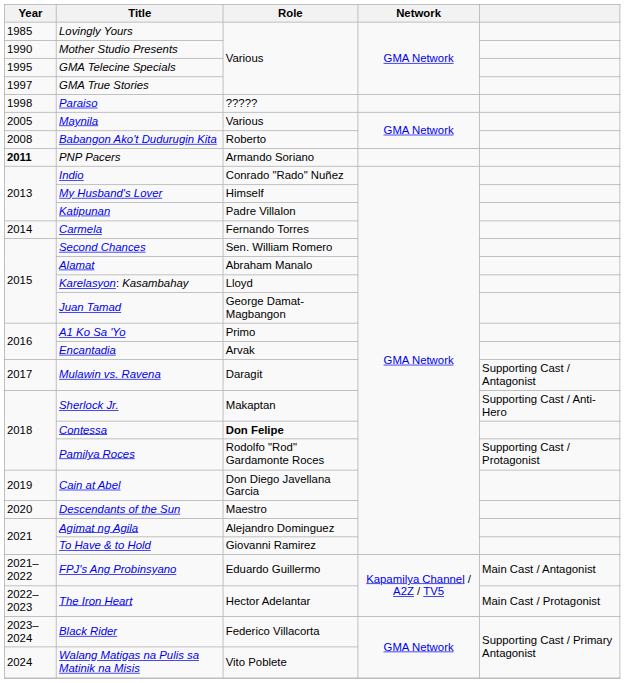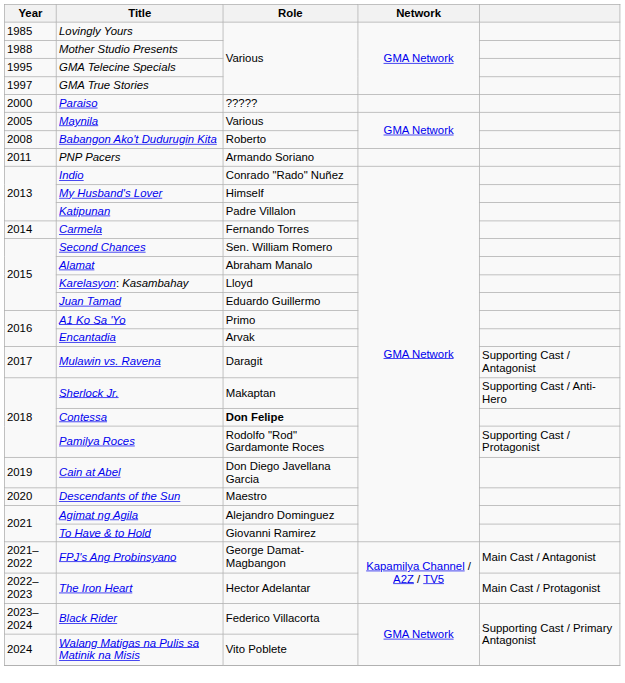(20, 49) 1990 -> (20, 49) 1988
(20, 103) 1998 -> (20, 103) 2000
(19, 157) bold -> (19, 157) normal
(265, 308) George Damat-Magbangon -> (273, 301) Eduardo Guillermo
(273, 570) Eduardo Guillermo -> (265, 557) George Damat-Magbangon
